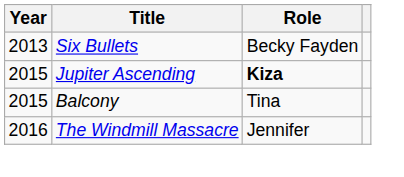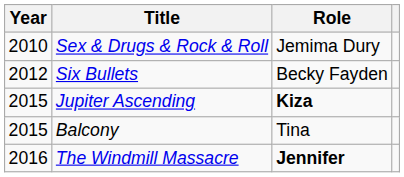+ row: (162, 46)
(28, 46) 2013 -> (28, 74) 2012
(278, 130) normal -> (310, 158) bold
